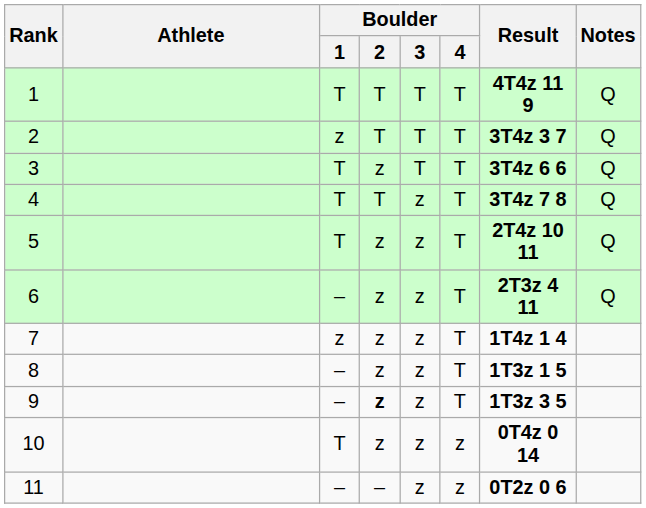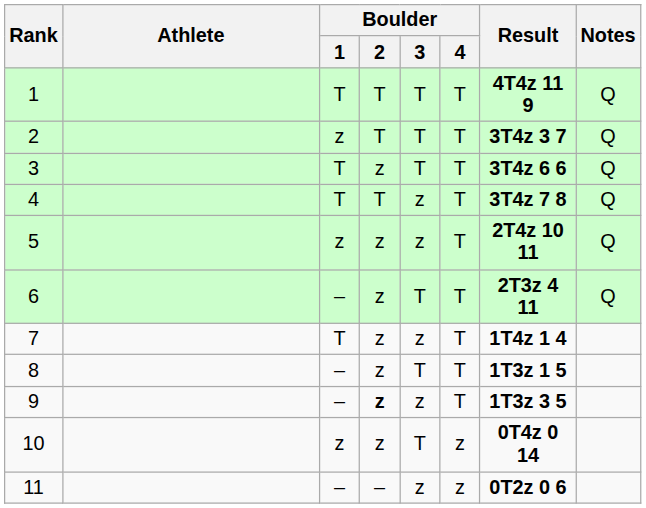(339, 242) T -> (339, 242) z
(420, 296) z -> (420, 296) T
(339, 338) z -> (339, 338) T
(420, 370) z -> (420, 370) T
(339, 444) T -> (339, 444) z
(420, 444) z -> (420, 444) T
